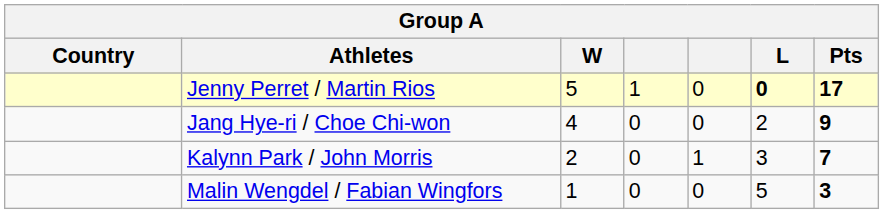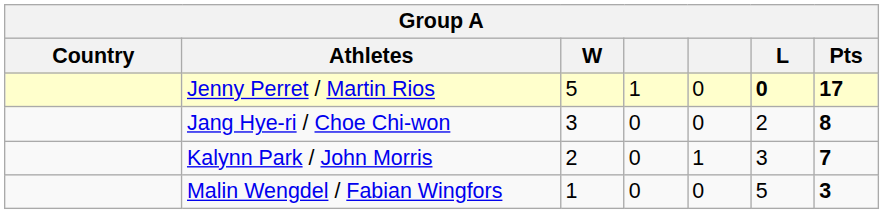(571, 123) 4 -> (571, 123) 3
(825, 123) 9 -> (825, 123) 8
